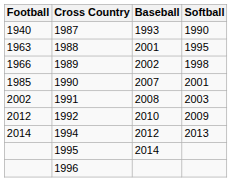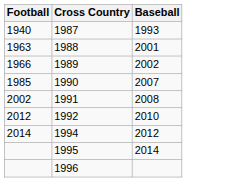- column: (204, 13)
